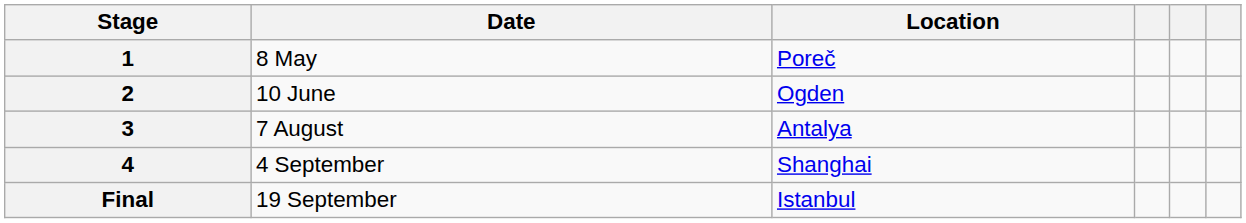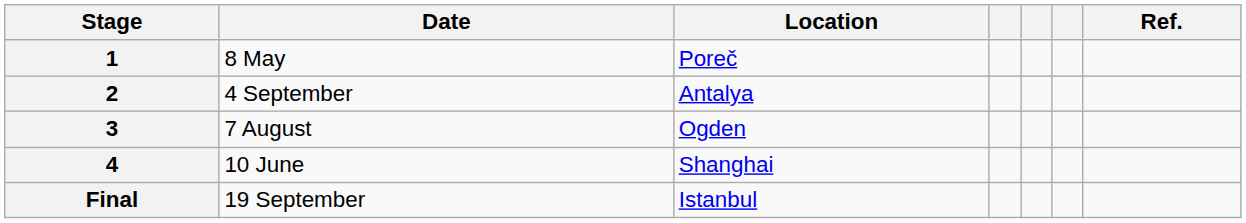+ column: (1162, 22)
(296, 93) 10 June -> (289, 93) 4 September
(811, 93) Ogden -> (716, 93) Antalya
(814, 128) Antalya -> (712, 128) Ogden
(320, 164) 4 September -> (264, 164) 10 June
